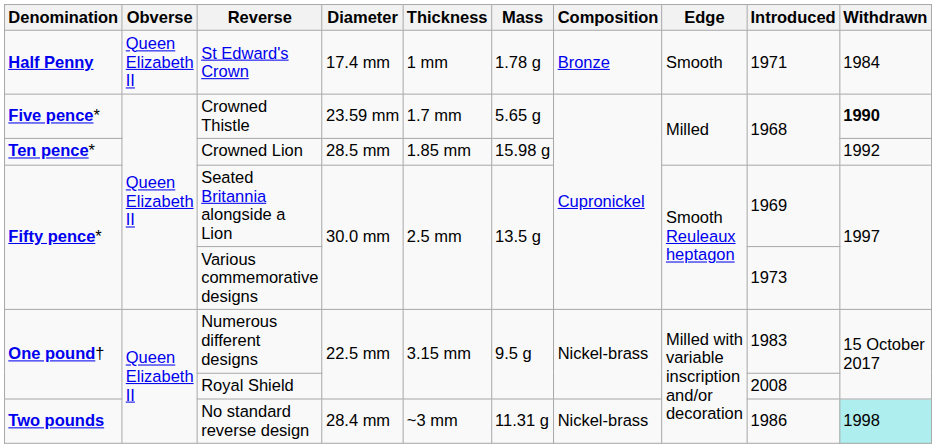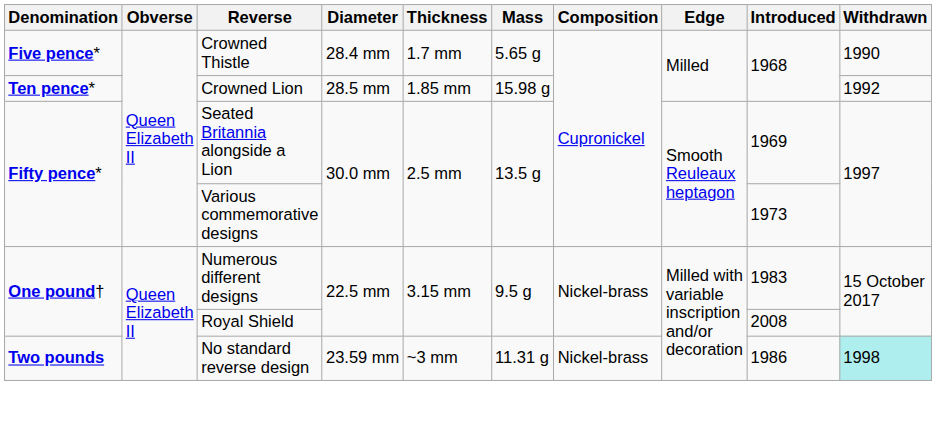- row: (245, 62)
(363, 116) 23.59 mm -> (358, 52) 28.4 mm
(862, 116) bold -> (862, 52) normal
(358, 421) 28.4 mm -> (363, 358) 23.59 mm
